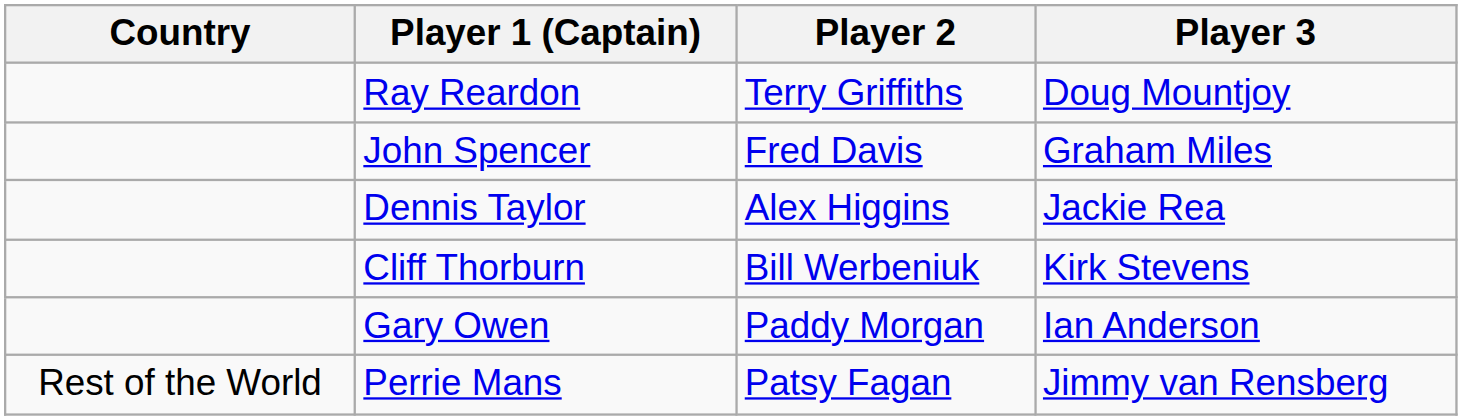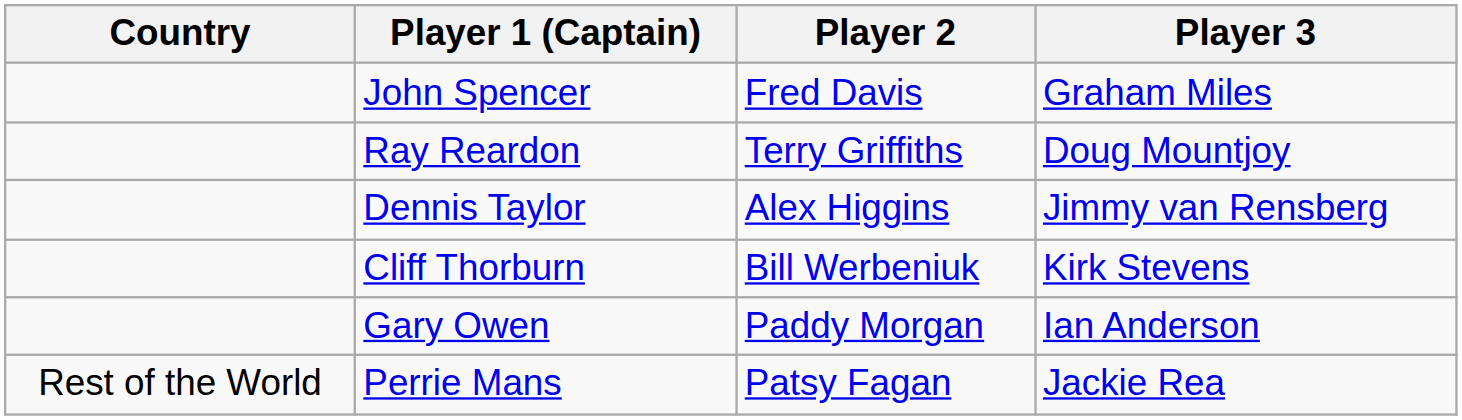rows swapped: (477, 150) <-> (472, 92)
(1134, 208) Jackie Rea -> (1216, 208) Jimmy van Rensberg
(1216, 383) Jimmy van Rensberg -> (1134, 383) Jackie Rea
